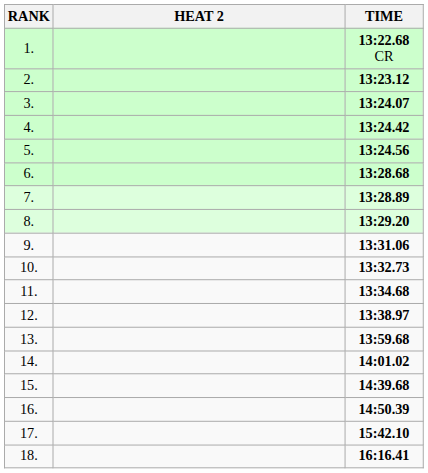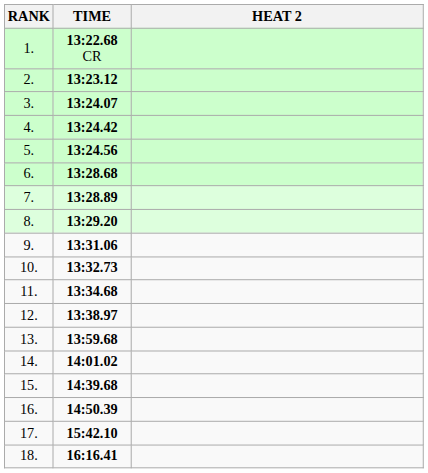columns swapped: (199, 16) <-> (384, 16)
